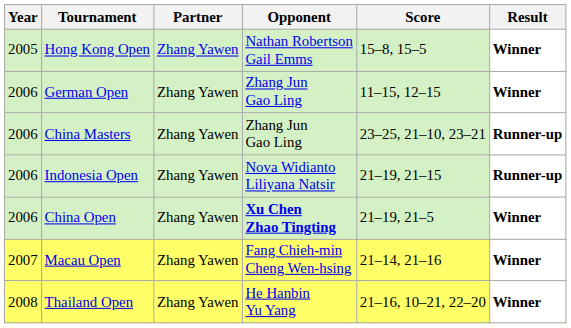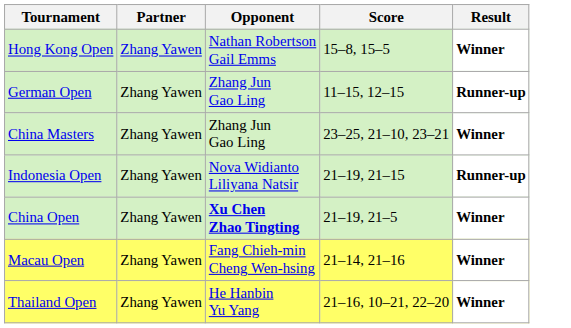- column: (23, 17)
(517, 92) Winner -> (491, 92) Runner-up
(527, 134) Runner-up -> (480, 134) Winner
